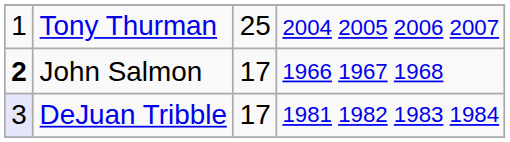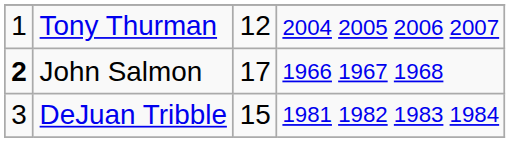(255, 26) 25 -> (255, 26) 12
(19, 114) lavender background -> (19, 114) no background
(255, 114) 17 -> (255, 114) 15
